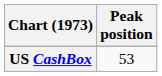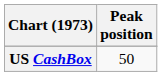(126, 58) 53 -> (126, 58) 50
